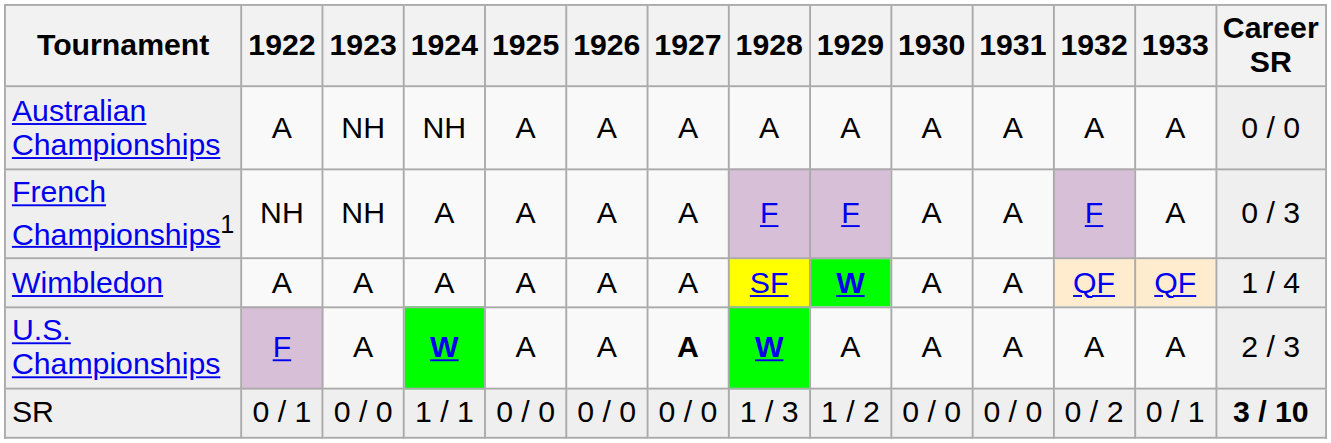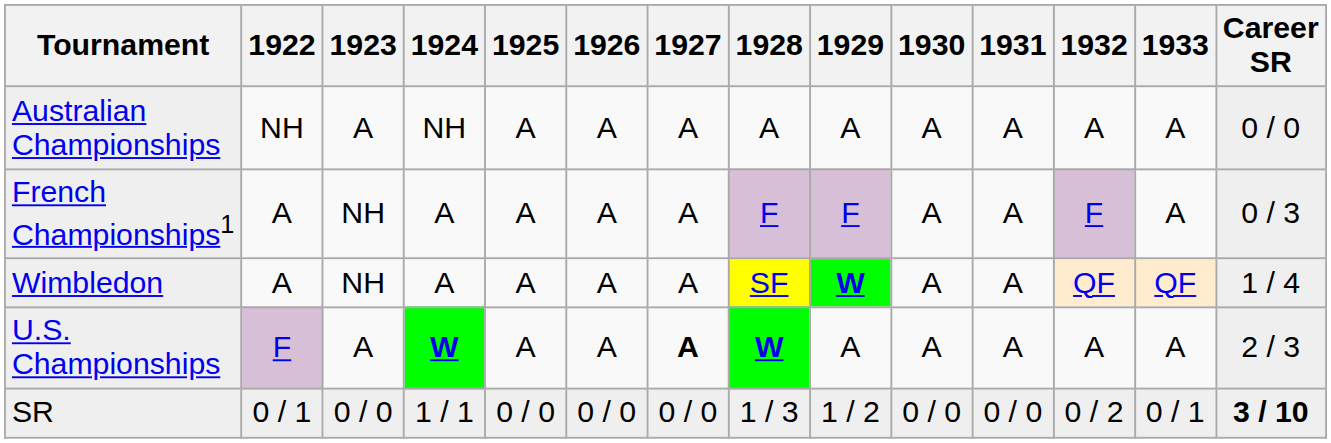(282, 127) A -> (282, 127) NH
(363, 127) NH -> (363, 127) A
(282, 213) NH -> (282, 213) A
(363, 282) A -> (363, 282) NH
